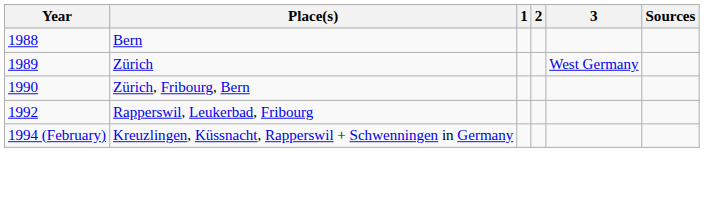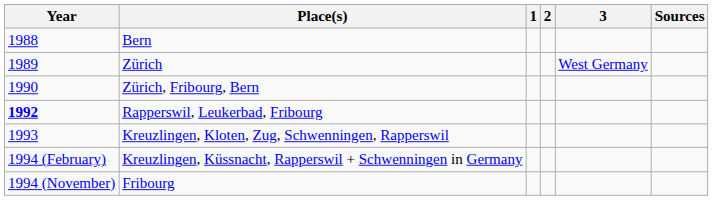(23, 111) normal -> (23, 111) bold
+ row: (286, 135)
+ row: (148, 183)
